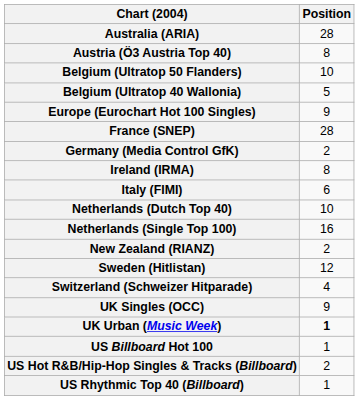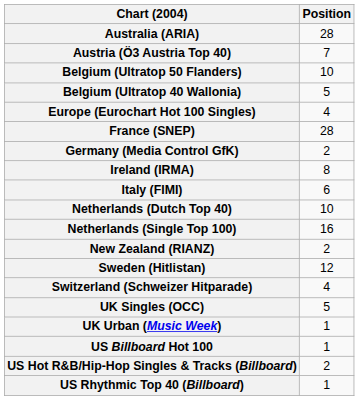(327, 53) 8 -> (327, 53) 7
(327, 111) 9 -> (327, 111) 4
(327, 307) 9 -> (327, 307) 5
(327, 326) bold -> (327, 326) normal
